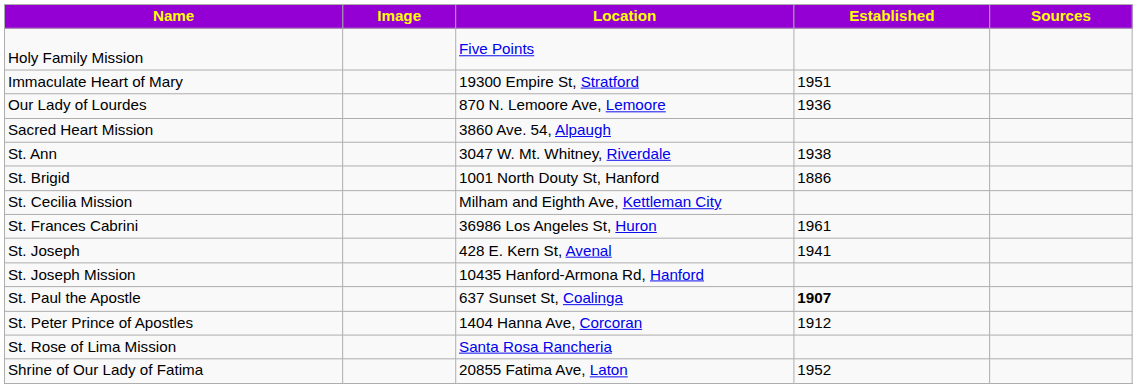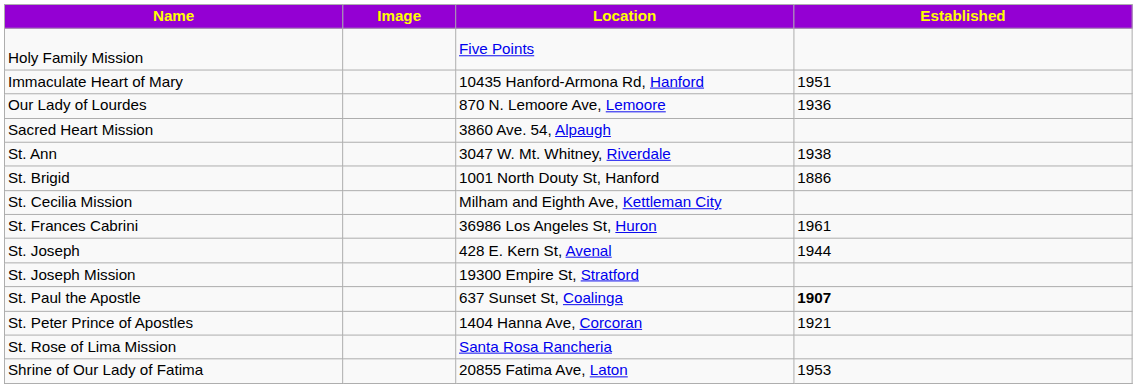- column: (1061, 16)
(549, 81) 19300 Empire St, Stratford -> (582, 81) 10435 Hanford-Armona Rd, Hanford
(814, 250) 1941 -> (814, 250) 1944
(582, 274) 10435 Hanford-Armona Rd, Hanford -> (549, 274) 19300 Empire St, Stratford
(814, 322) 1912 -> (814, 322) 1921
(814, 371) 1952 -> (814, 371) 1953
